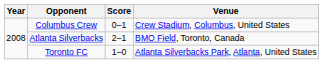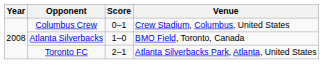(119, 39) 2–1 -> (119, 39) 1–0
(119, 52) 1–0 -> (119, 52) 2–1
